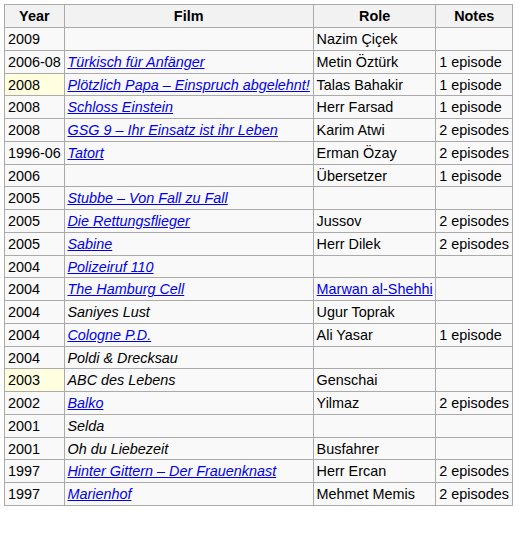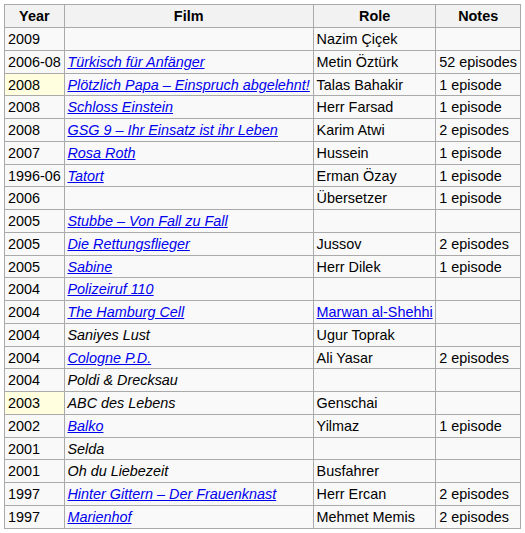(471, 62) 1 episode -> (478, 62) 52 episodes
+ row: (101, 153)
(474, 153) 2 episodes -> (471, 176) 1 episode
(474, 244) 2 episodes -> (471, 267) 1 episode
(471, 335) 1 episode -> (474, 358) 2 episodes
(474, 403) 2 episodes -> (471, 426) 1 episode
